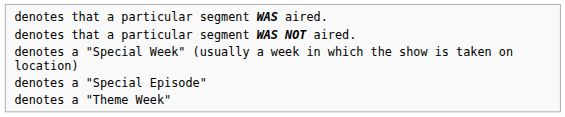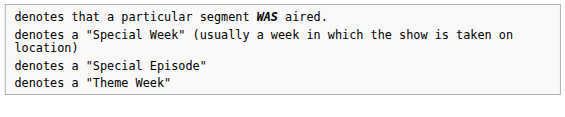- row: (185, 34)
